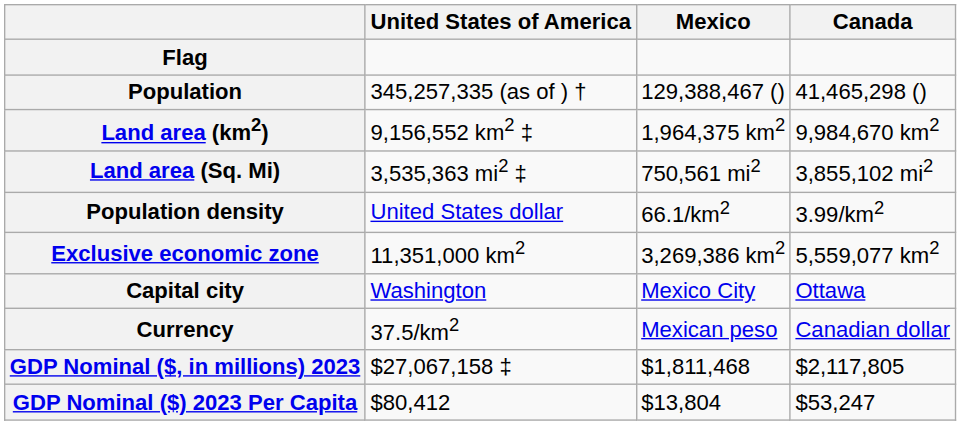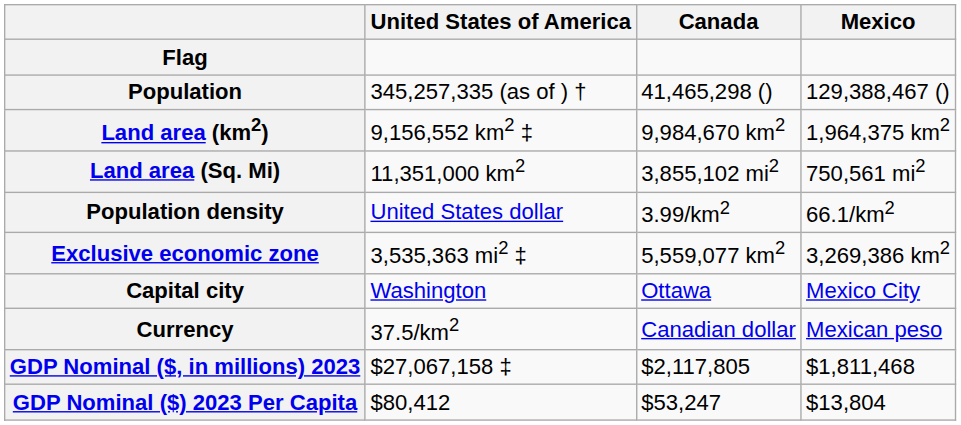columns swapped: (713, 22) <-> (873, 22)
(449, 171) 3,535,363 mi2 ‡ -> (448, 171) 11,351,000 km2
(448, 253) 11,351,000 km2 -> (449, 253) 3,535,363 mi2 ‡
